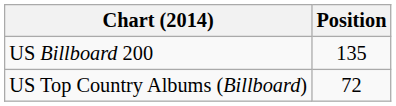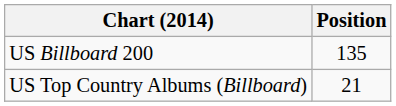(351, 85) 72 -> (351, 85) 21
